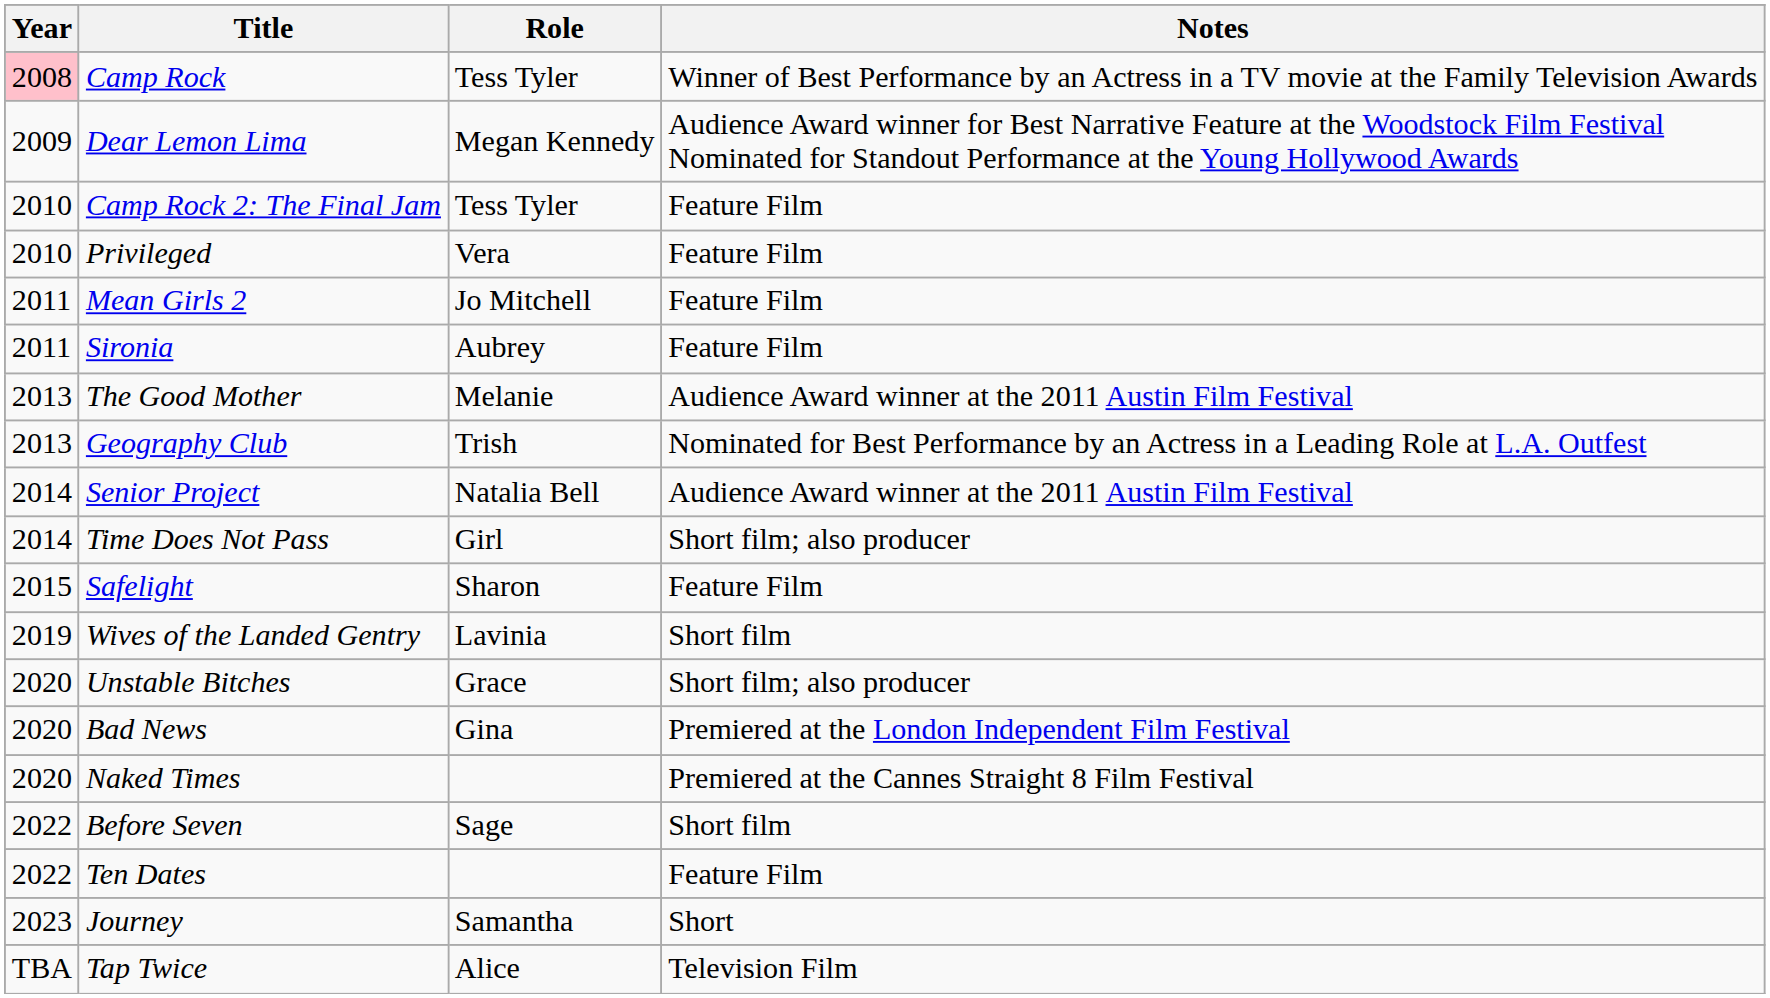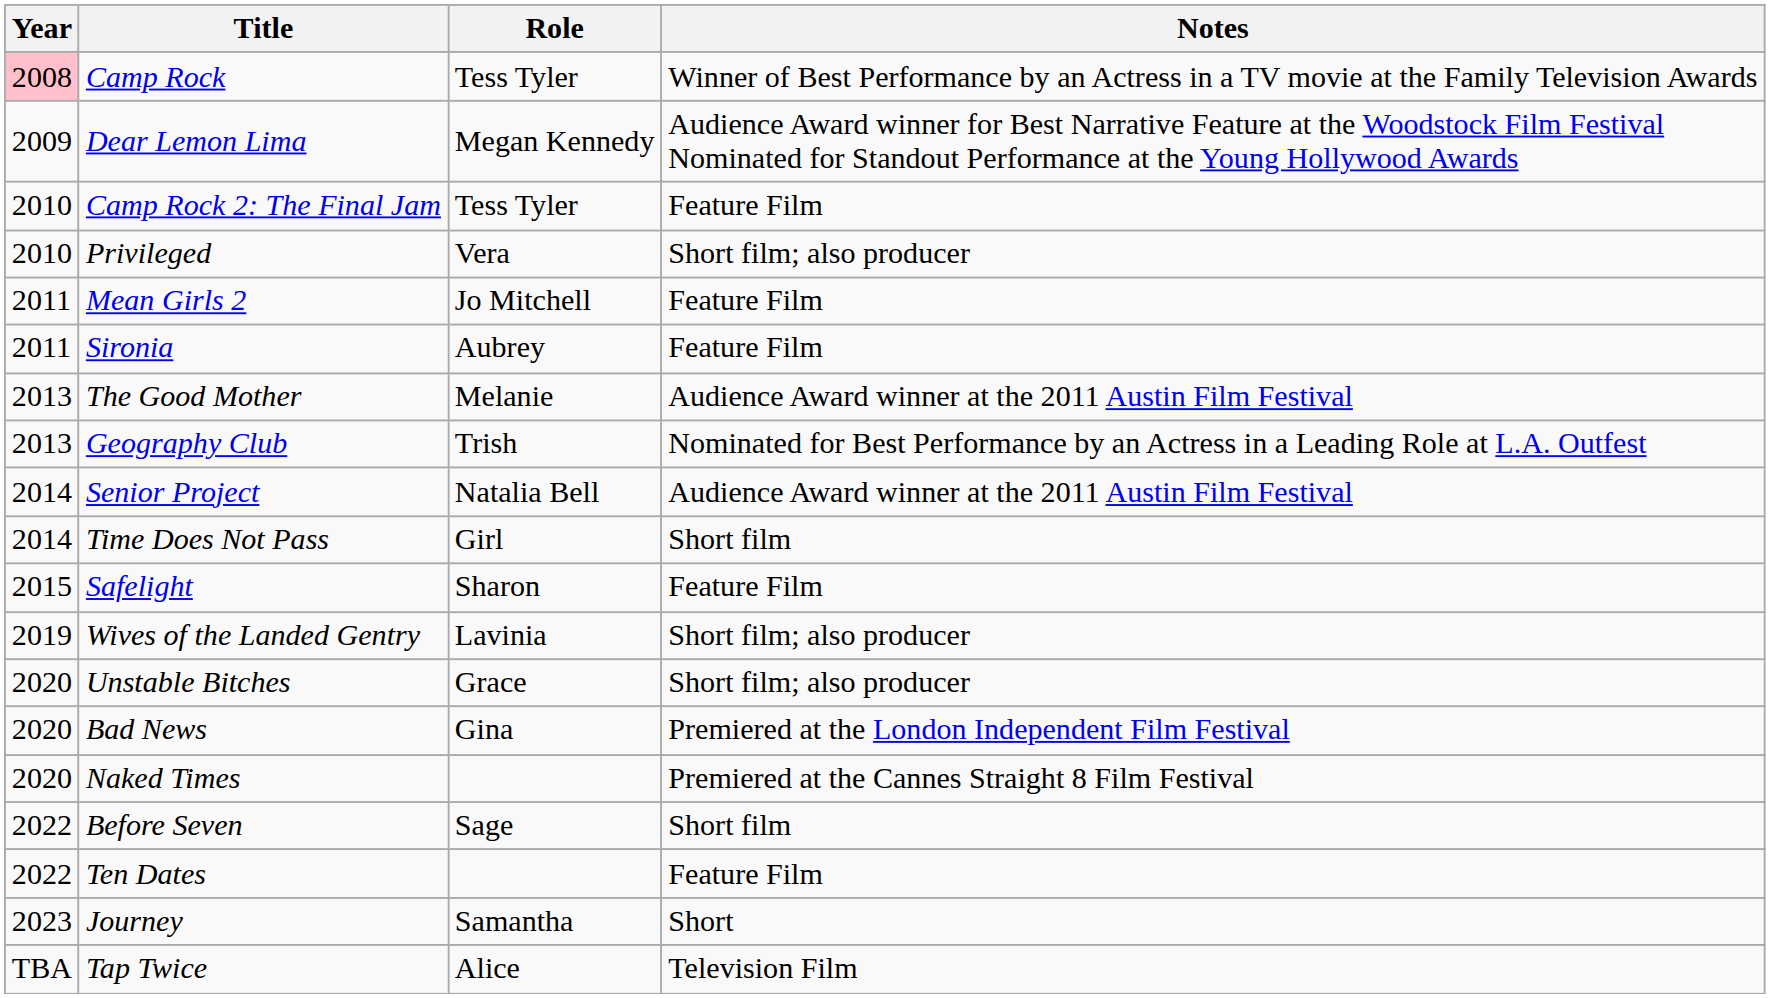(746, 253) Feature Film -> (819, 253) Short film; also producer
(819, 539) Short film; also producer -> (730, 539) Short film
(730, 634) Short film -> (819, 634) Short film; also producer
